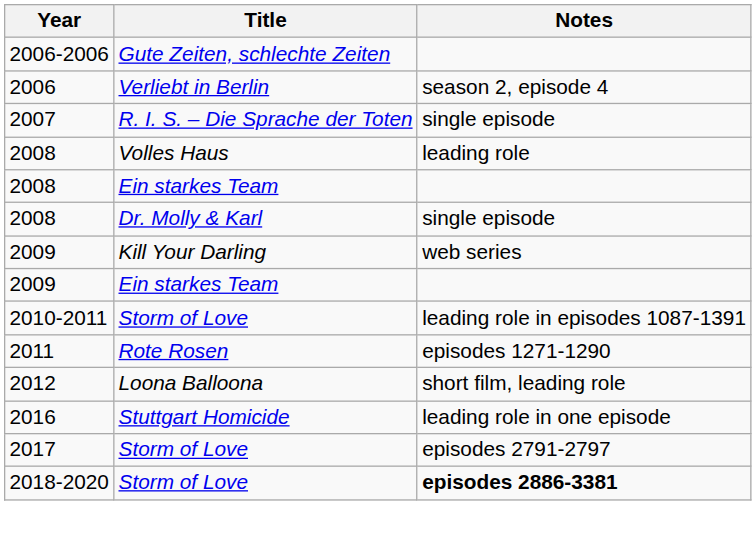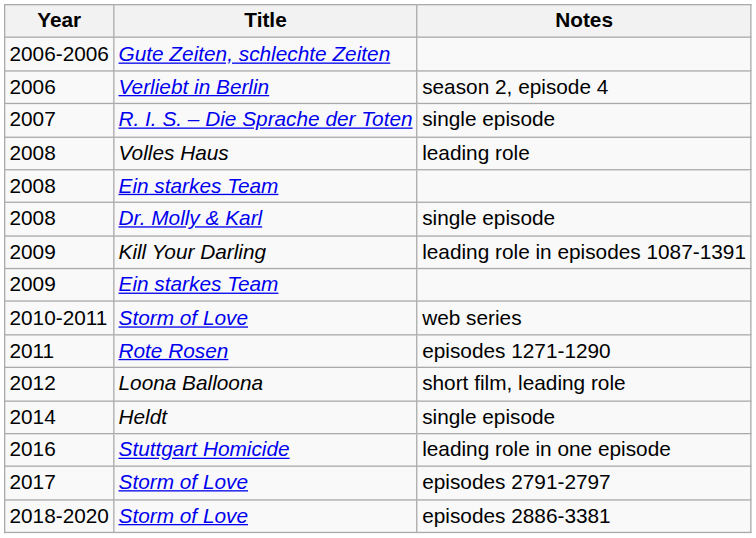(472, 251) web series -> (584, 251) leading role in episodes 1087-1391
(584, 317) leading role in episodes 1087-1391 -> (472, 317) web series
+ row: (33, 416)
(520, 482) bold -> (516, 515) normal
